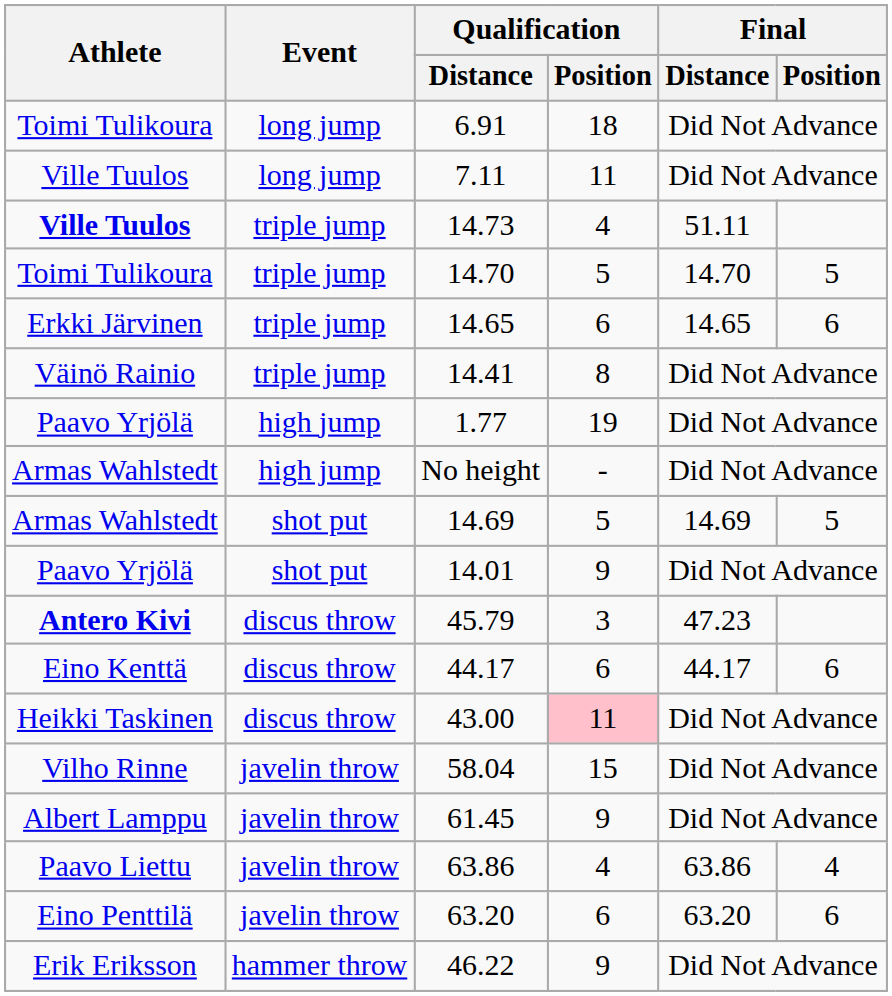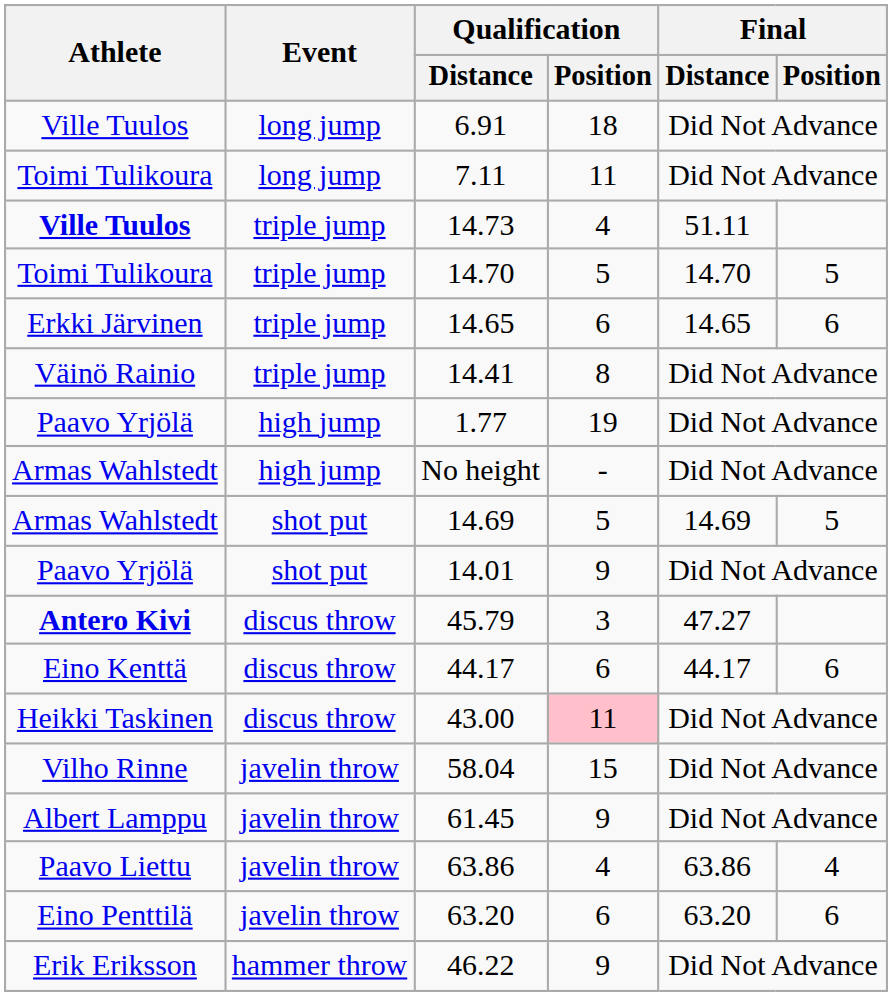(115, 125) Toimi Tulikoura -> (115, 125) Ville Tuulos
(115, 175) Ville Tuulos -> (115, 175) Toimi Tulikoura
(717, 619) 47.23 -> (717, 619) 47.27
